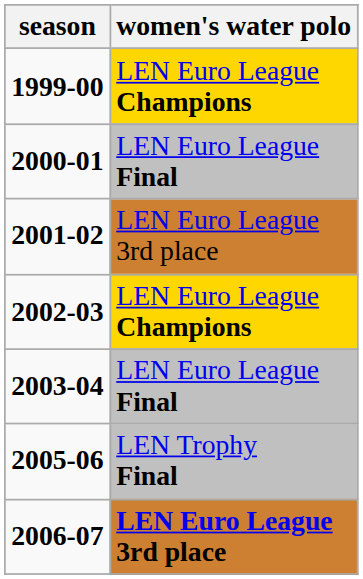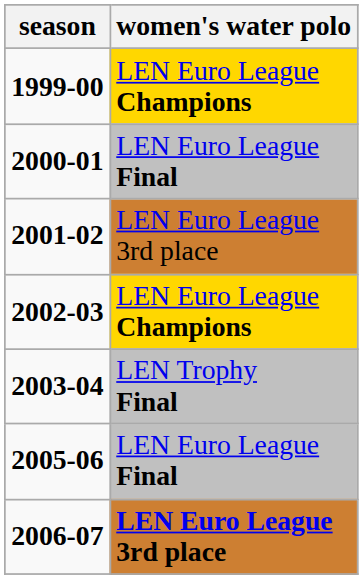(218, 386) LEN Euro League Final -> (187, 386) LEN Trophy Final
(187, 461) LEN Trophy Final -> (218, 461) LEN Euro League Final
